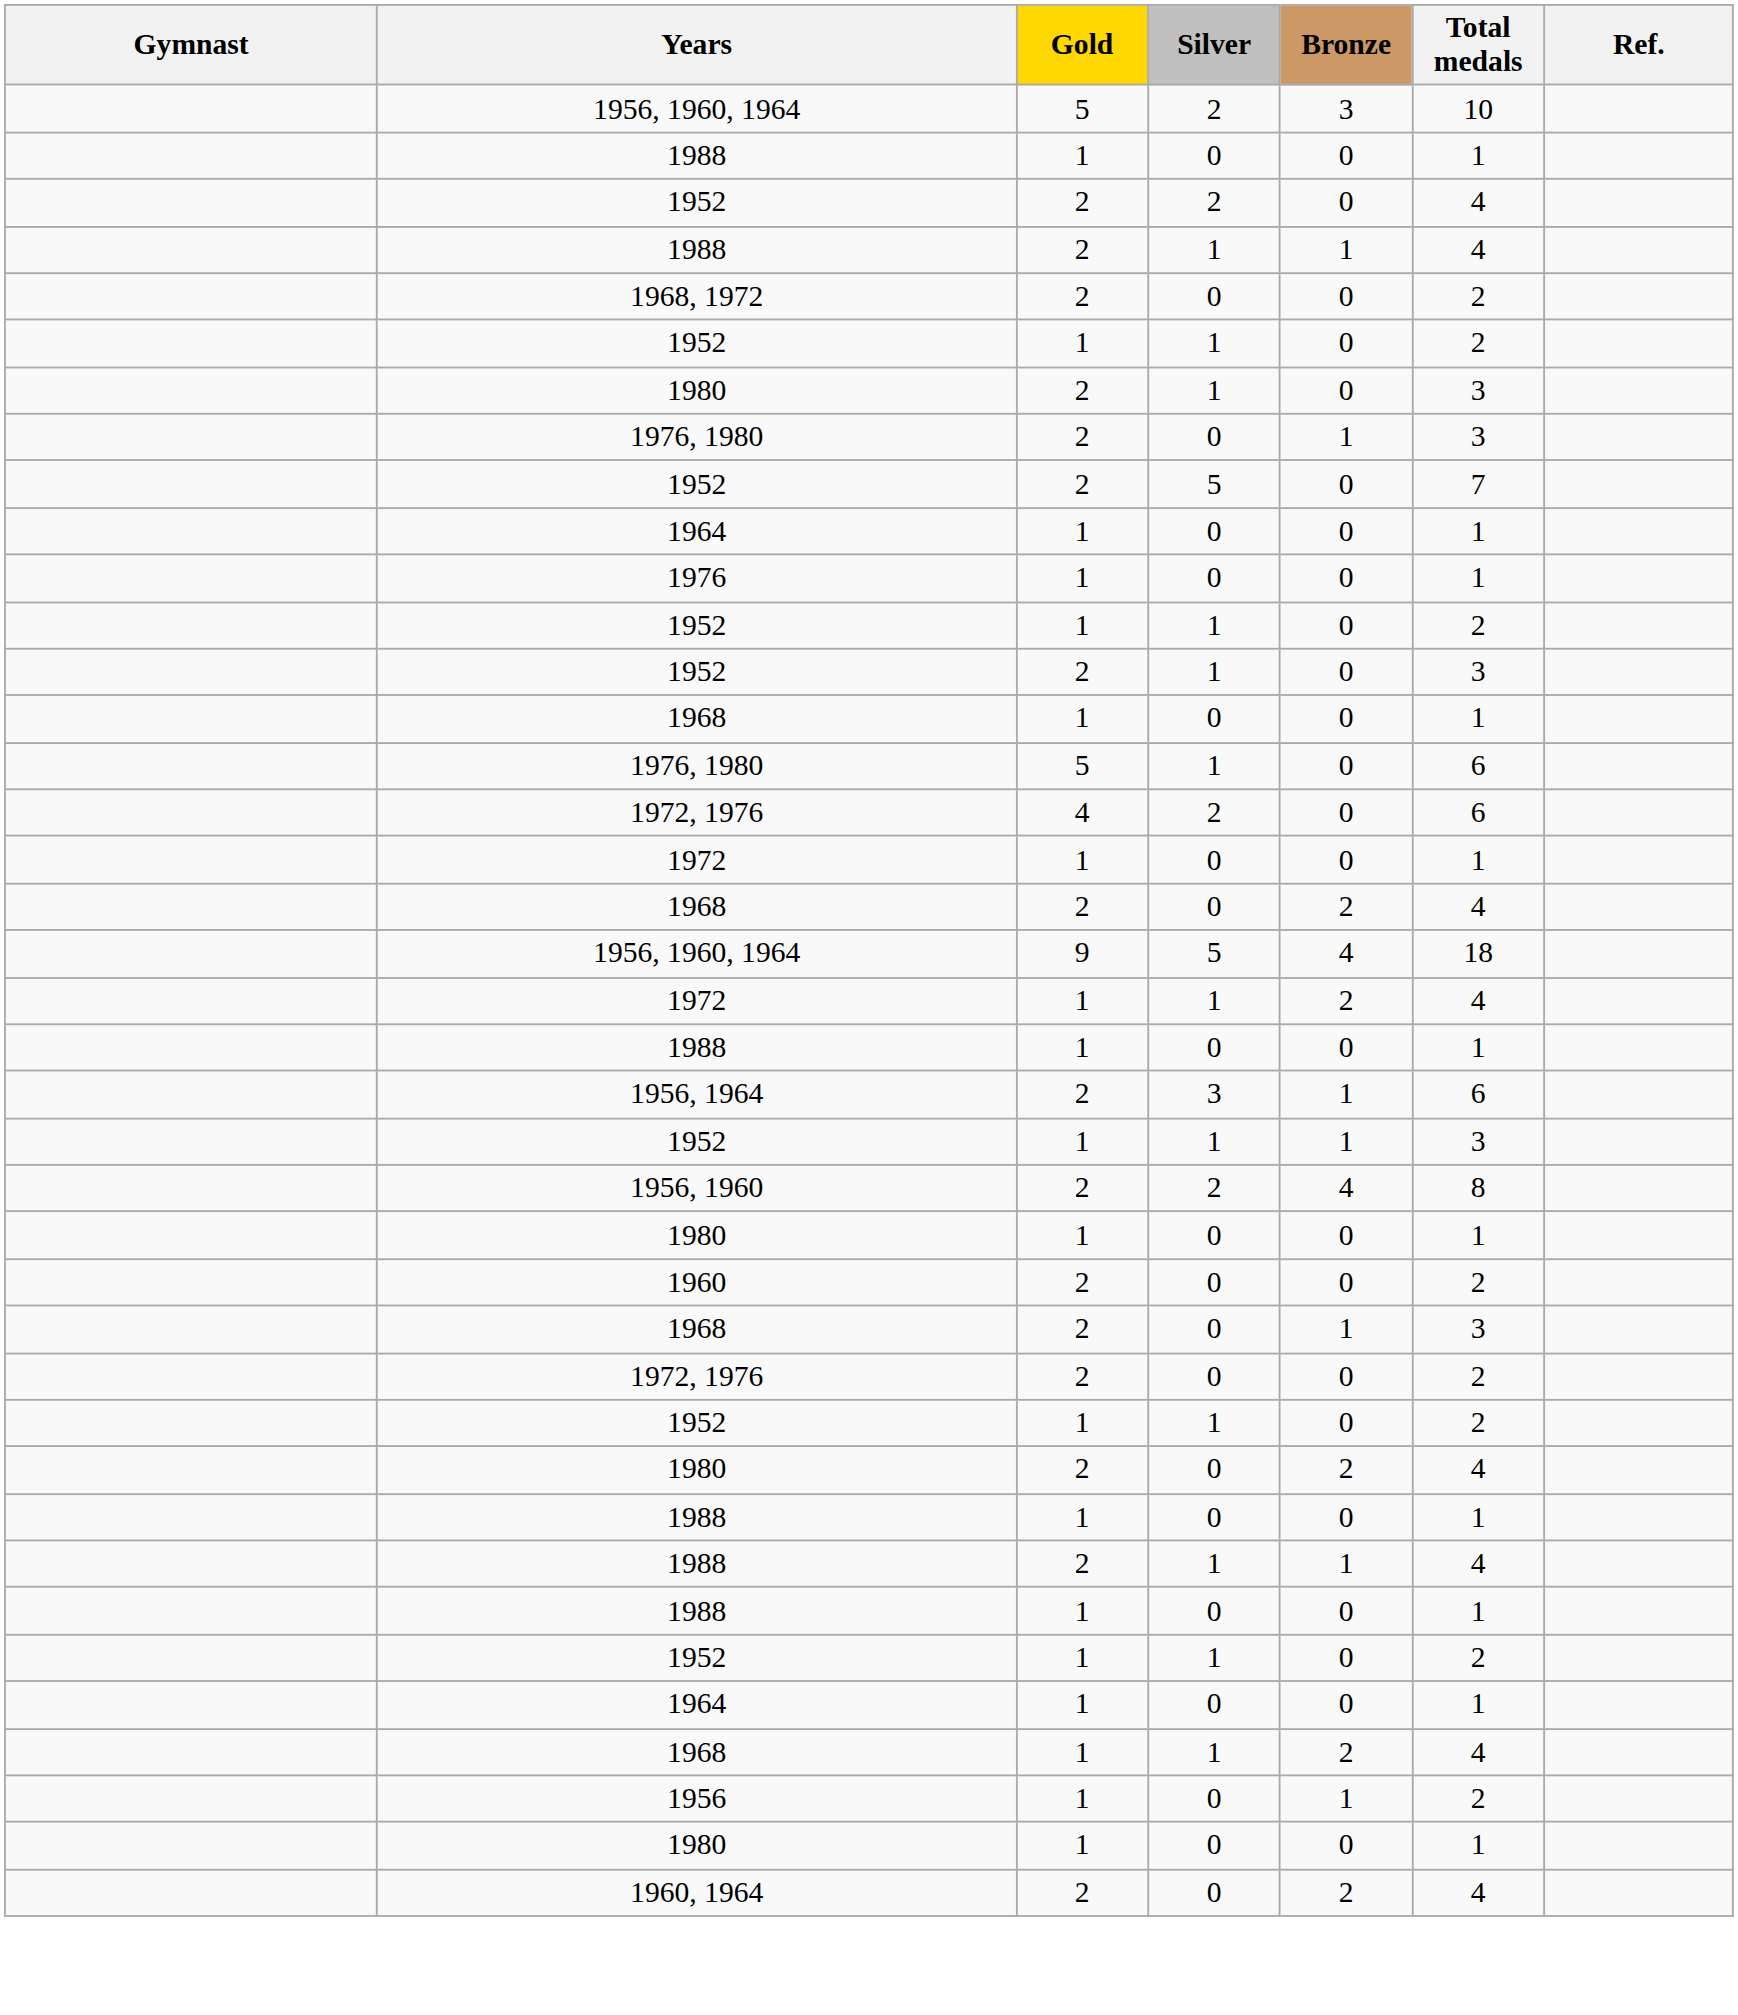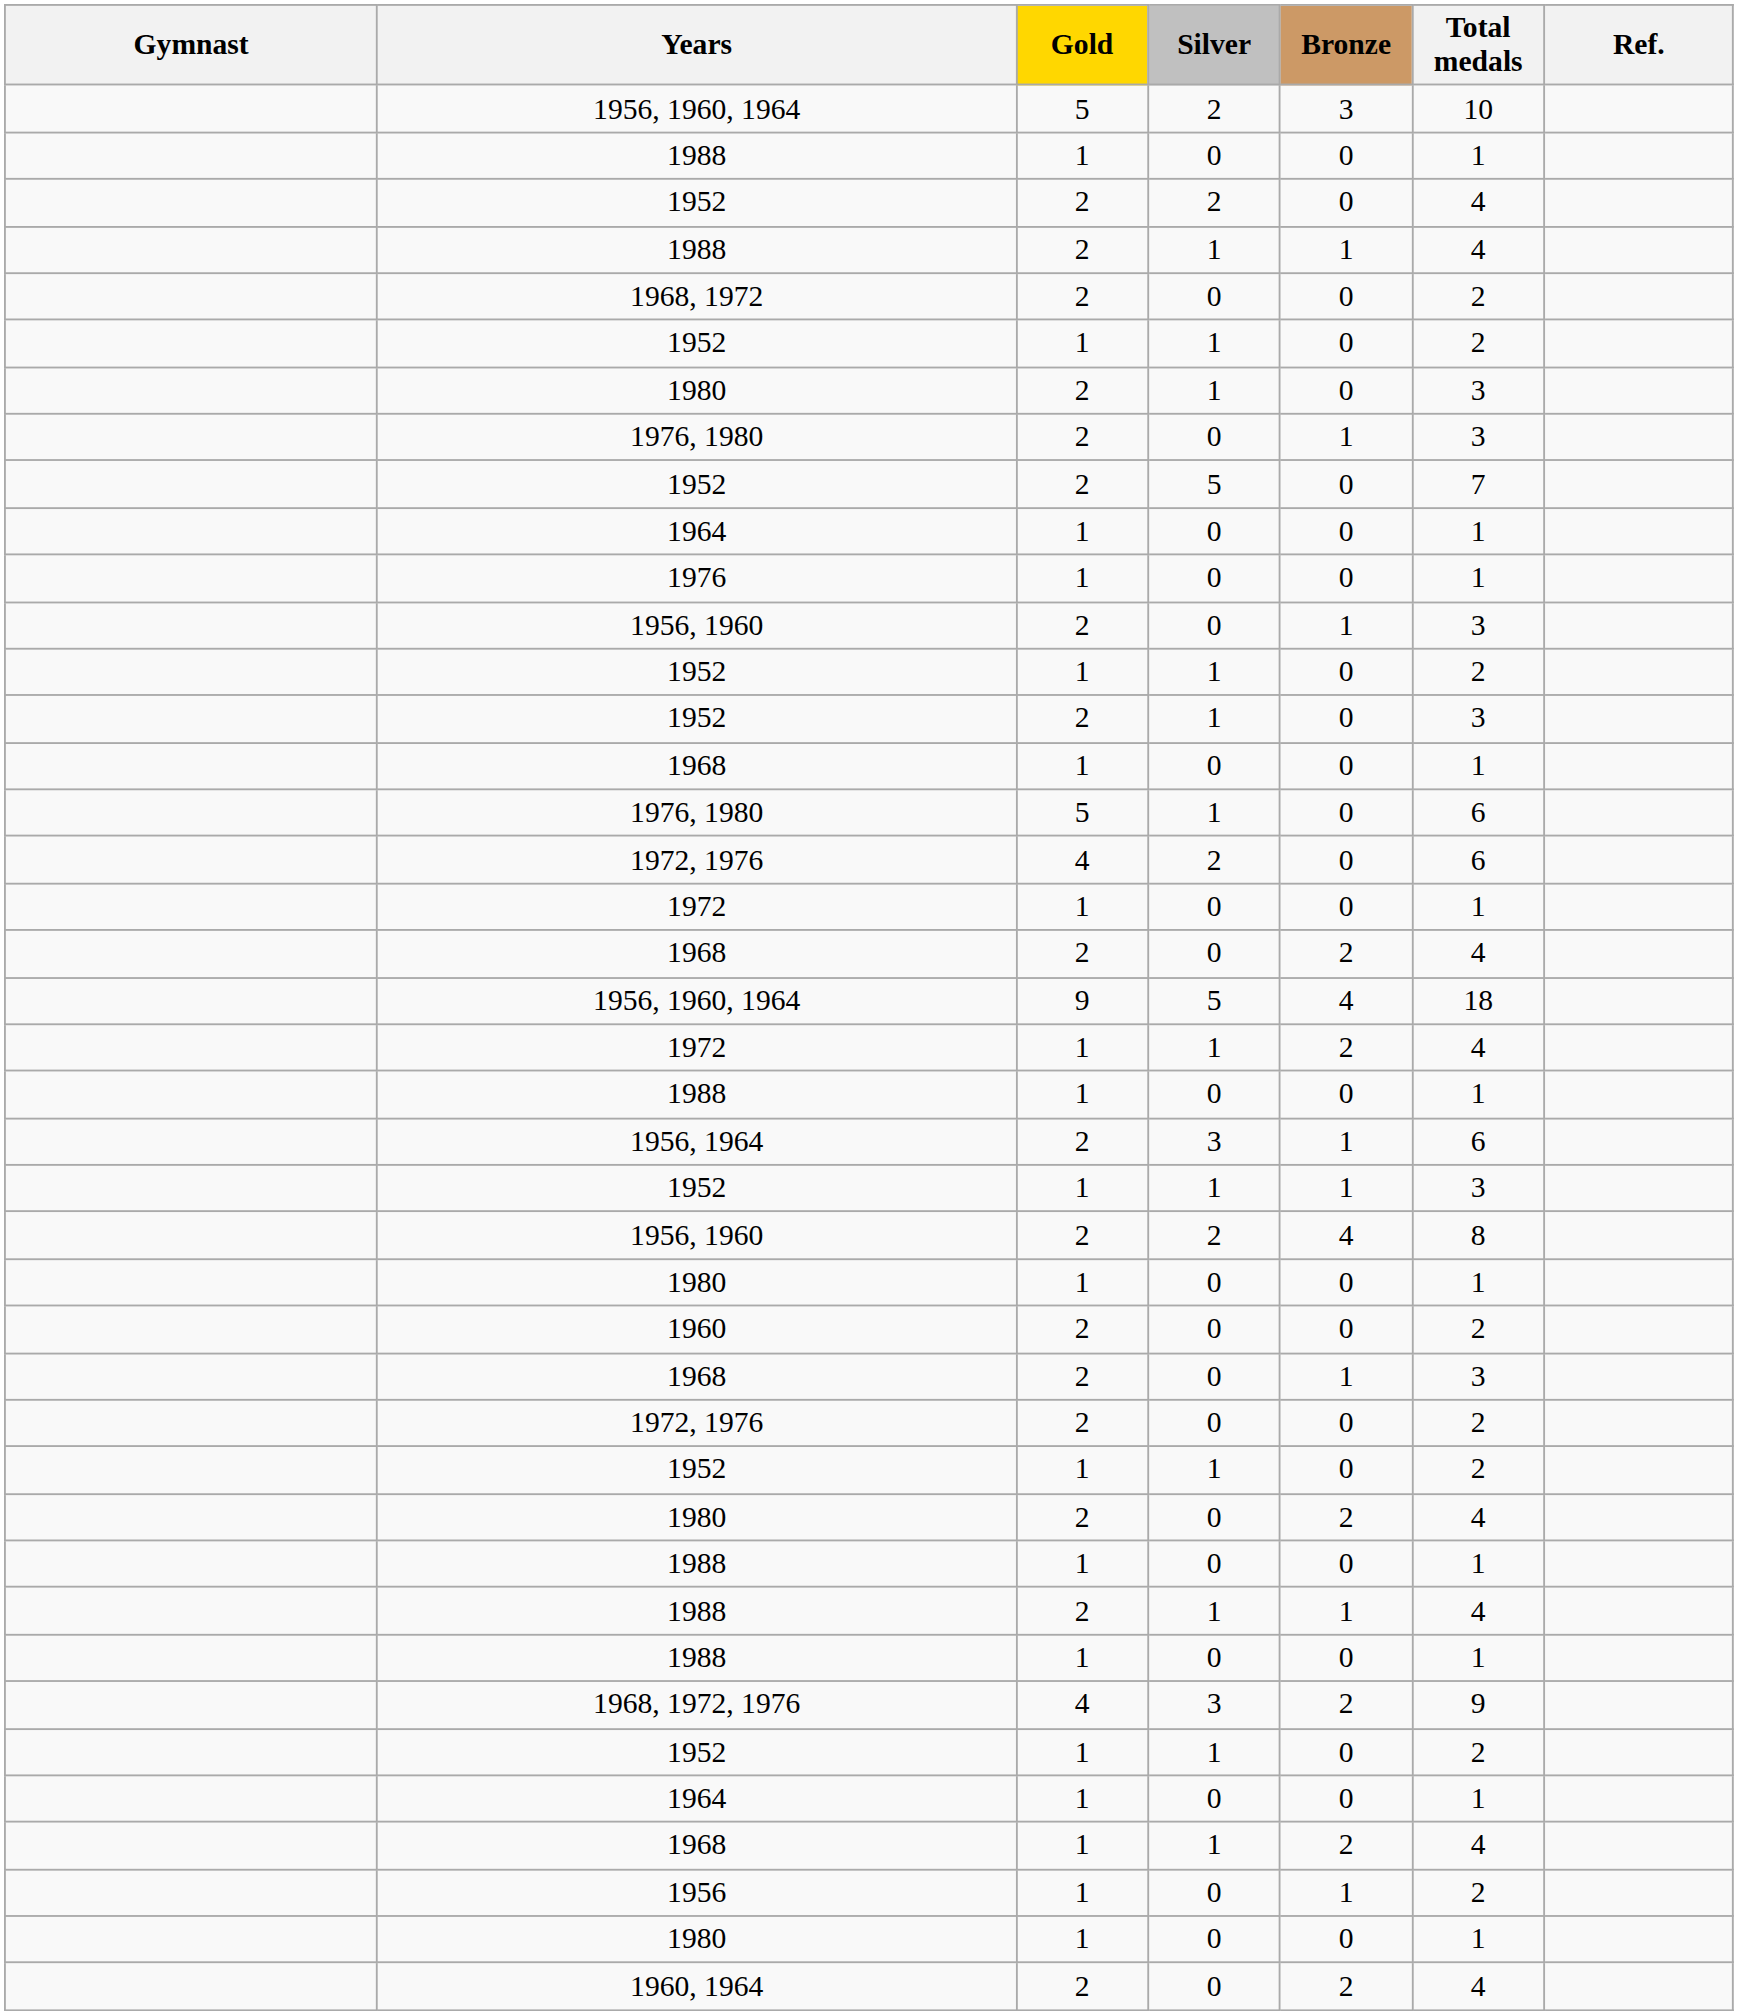+ row: (697, 624)
+ row: (697, 1704)
